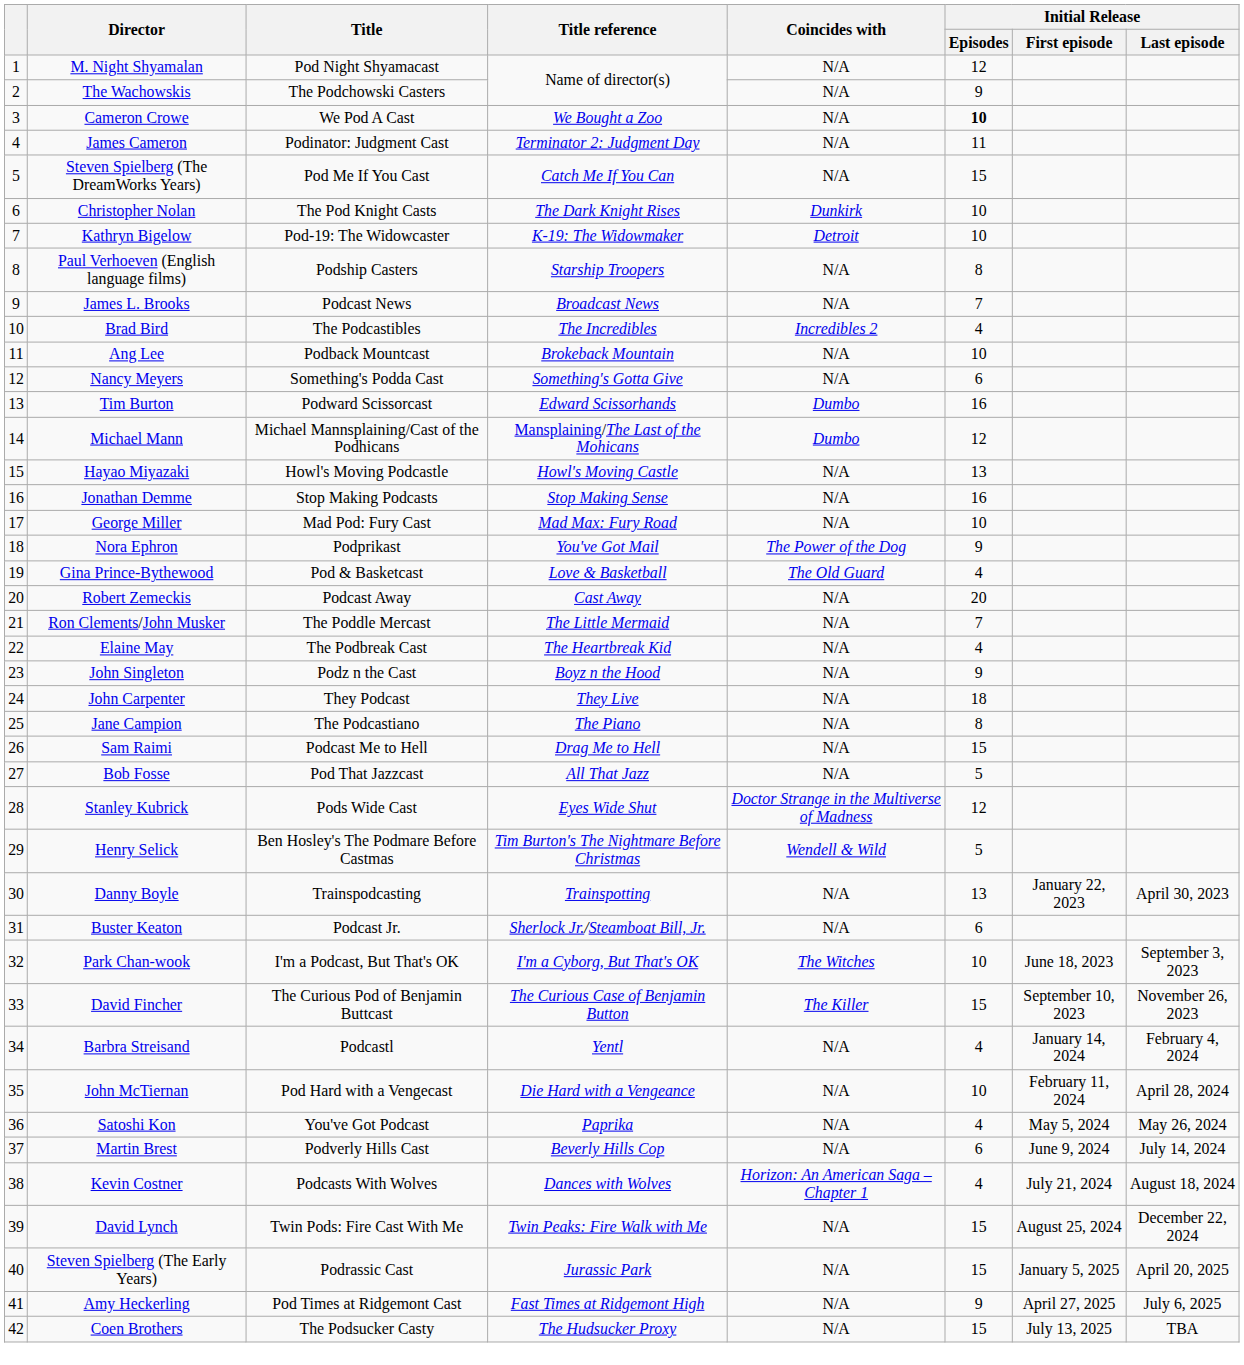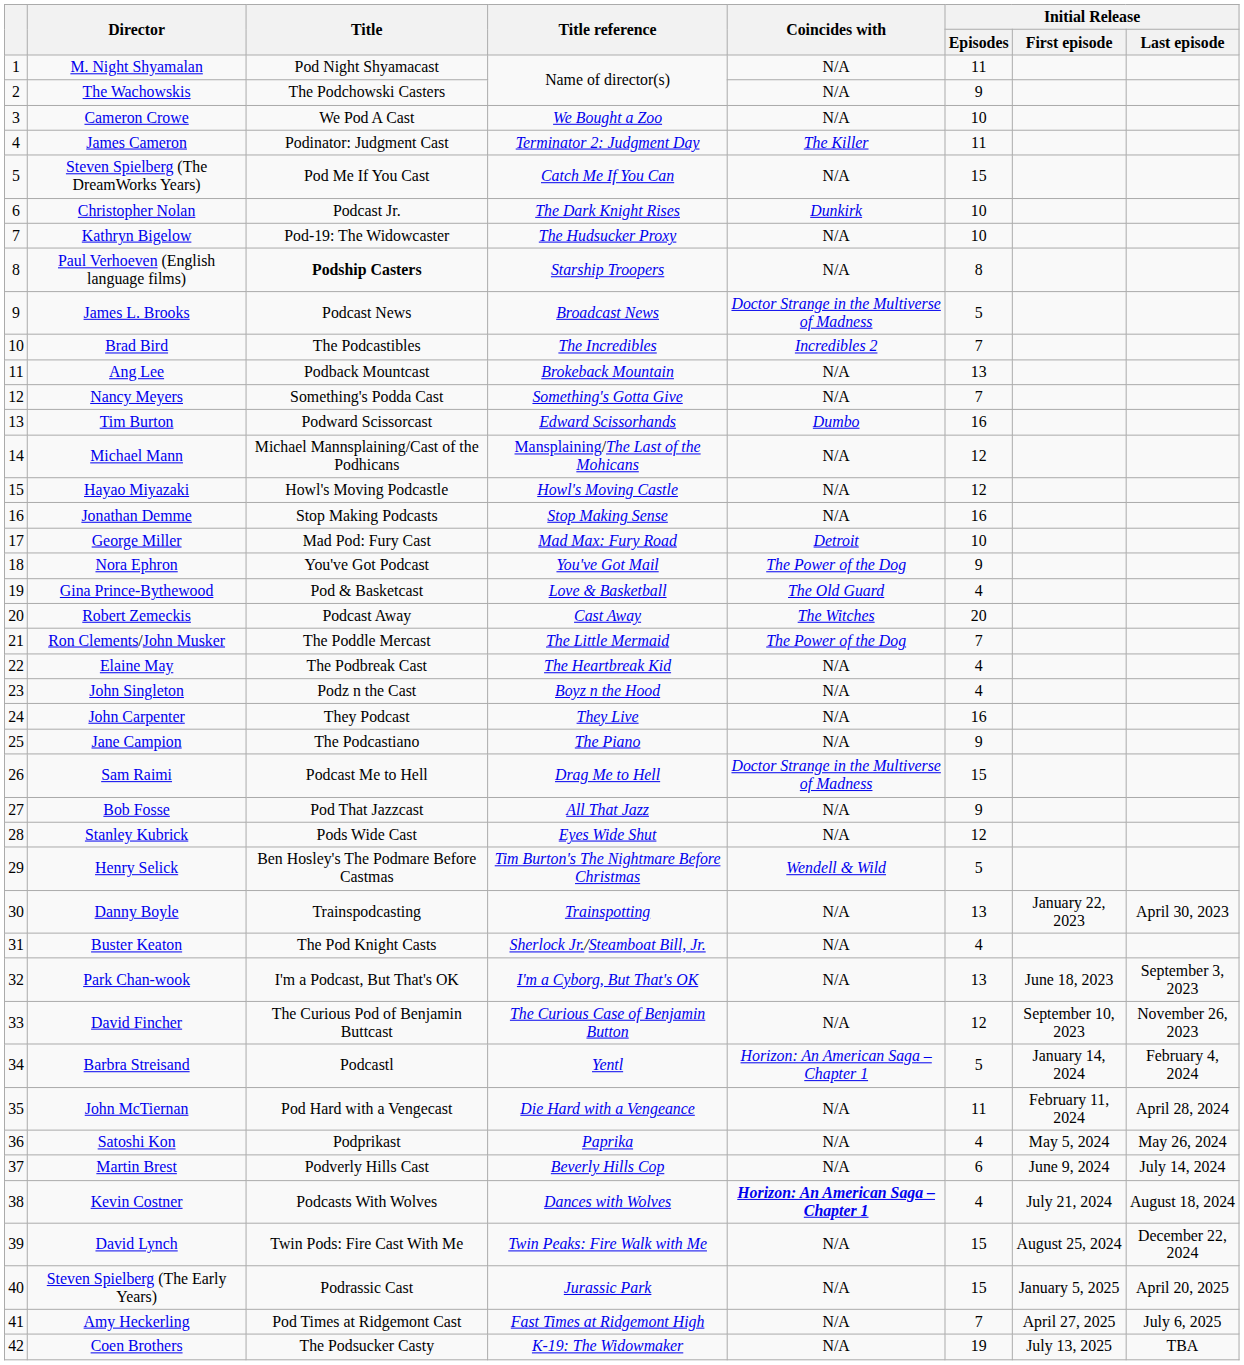(979, 67) 12 -> (979, 67) 11
(979, 117) bold -> (979, 117) normal
(836, 142) N/A -> (836, 142) The Killer
(367, 210) The Pod Knight Casts -> (367, 210) Podcast Jr.
(608, 235) K-19: The Widowmaker -> (608, 235) The Hudsucker Proxy
(836, 235) Detroit -> (836, 235) N/A
(367, 269) normal -> (367, 269) bold
(836, 303) N/A -> (836, 312) Doctor Strange in the Multiverse of Madness
(979, 303) 7 -> (979, 312) 5
(979, 329) 4 -> (979, 346) 7
(979, 354) 10 -> (979, 371) 13
(979, 379) 6 -> (979, 397) 7
(836, 438) Dumbo -> (836, 456) N/A
(979, 472) 13 -> (979, 490) 12
(836, 522) N/A -> (836, 540) Detroit
(367, 547) Podprikast -> (367, 565) You've Got Podcast
(836, 598) N/A -> (836, 615) The Witches
(836, 623) N/A -> (836, 641) The Power of the Dog
(979, 673) 9 -> (979, 691) 4
(979, 698) 18 -> (979, 716) 16
(979, 723) 8 -> (979, 741) 9
(836, 748) N/A -> (836, 775) Doctor Strange in the Multiverse of Madness
(979, 773) 5 -> (979, 809) 9
(836, 807) Doctor Strange in the Multiverse of Madness -> (836, 834) N/A
(367, 927) Podcast Jr. -> (367, 945) The Pod Knight Casts
(979, 927) 6 -> (979, 945) 4
(836, 961) The Witches -> (836, 979) N/A
(979, 961) 10 -> (979, 979) 13
(836, 1004) The Killer -> (836, 1022) N/A
(979, 1004) 15 -> (979, 1022) 12
(836, 1047) N/A -> (836, 1065) Horizon: An American Saga – Chapter 1
(979, 1047) 4 -> (979, 1065) 5
(979, 1090) 10 -> (979, 1108) 11
(367, 1124) You've Got Podcast -> (367, 1142) Podprikast
(836, 1183) normal -> (836, 1201) bold
(979, 1303) 9 -> (979, 1321) 7
(608, 1328) The Hudsucker Proxy -> (608, 1346) K-19: The Widowmaker
(979, 1328) 15 -> (979, 1346) 19
